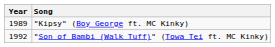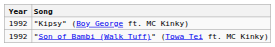(18, 23) 1989 -> (18, 23) 1992
